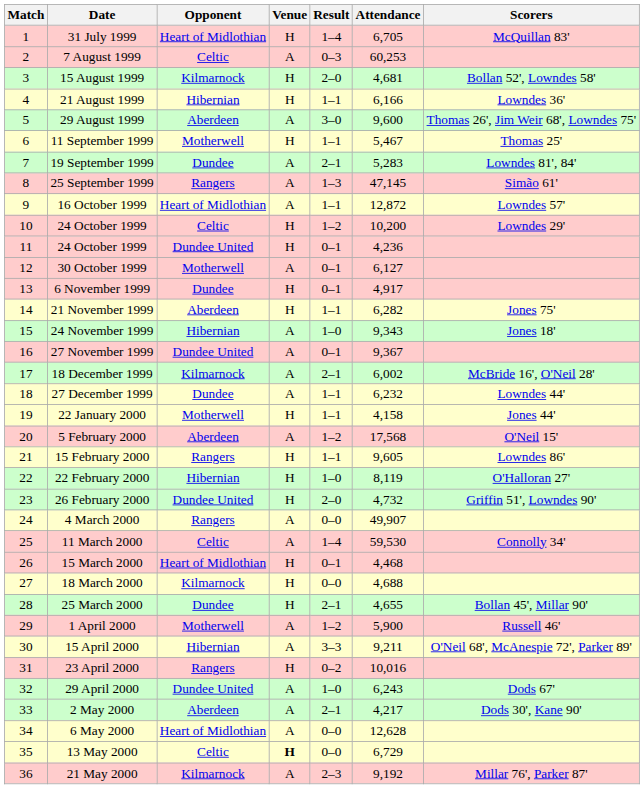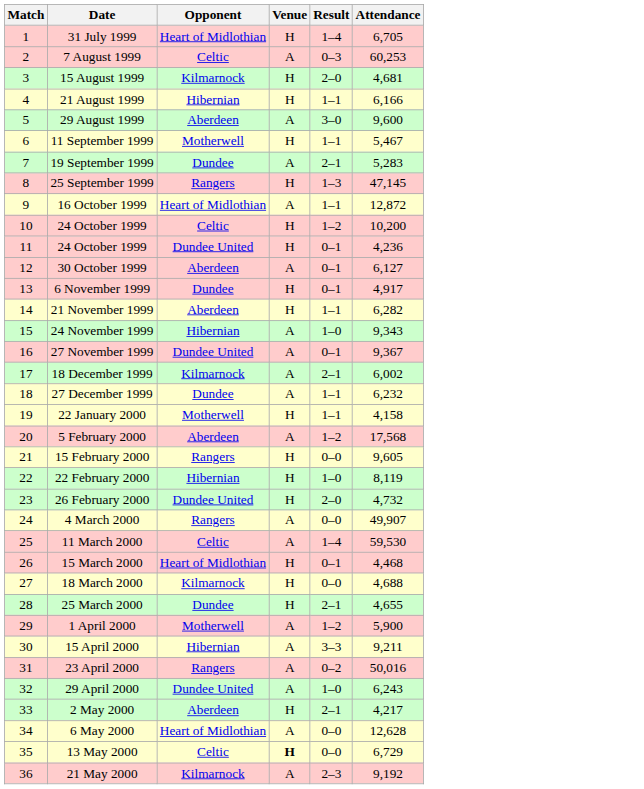- column: (531, 15)
(290, 183) A -> (290, 183) H
(213, 267) Motherwell -> (213, 267) Aberdeen
(331, 457) 1–1 -> (331, 457) 0–0
(290, 667) H -> (290, 667) A
(388, 667) 10,016 -> (388, 667) 50,016
(290, 710) A -> (290, 710) H
